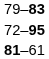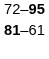- row: (24, 9)
